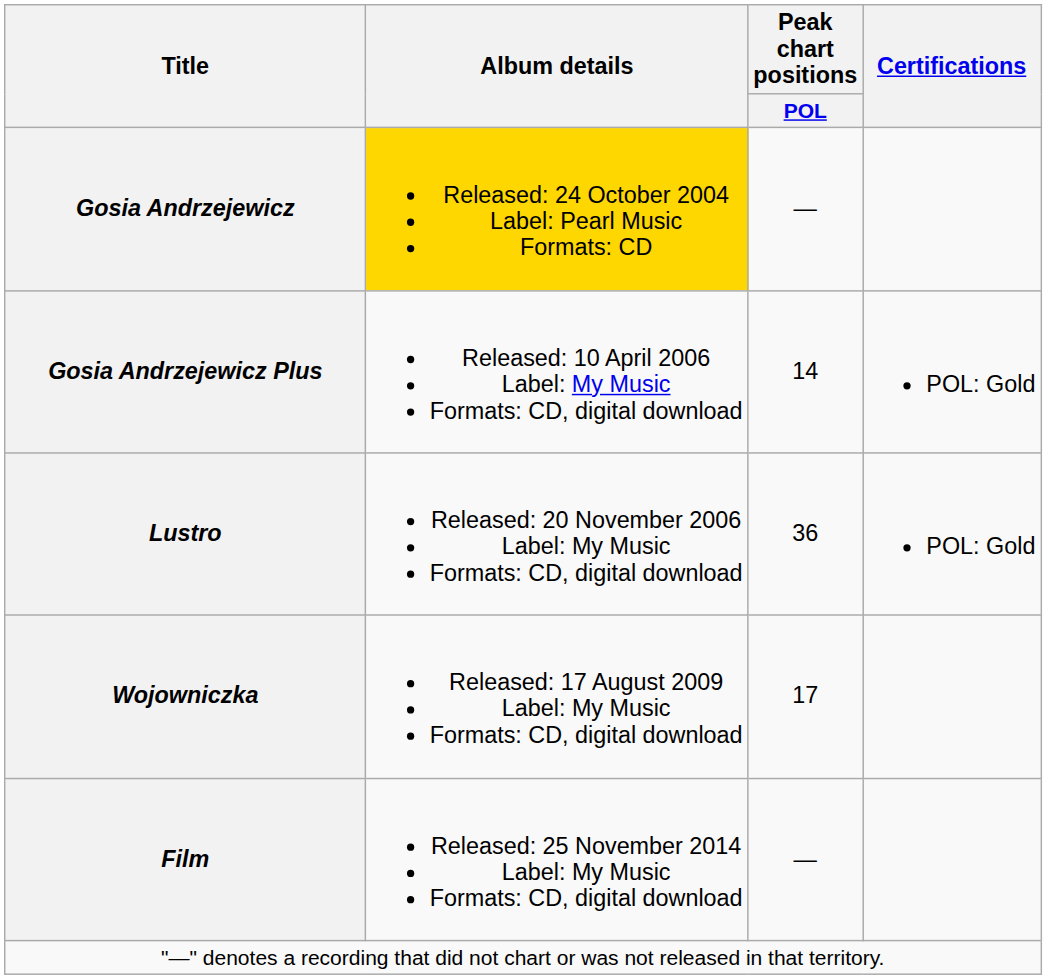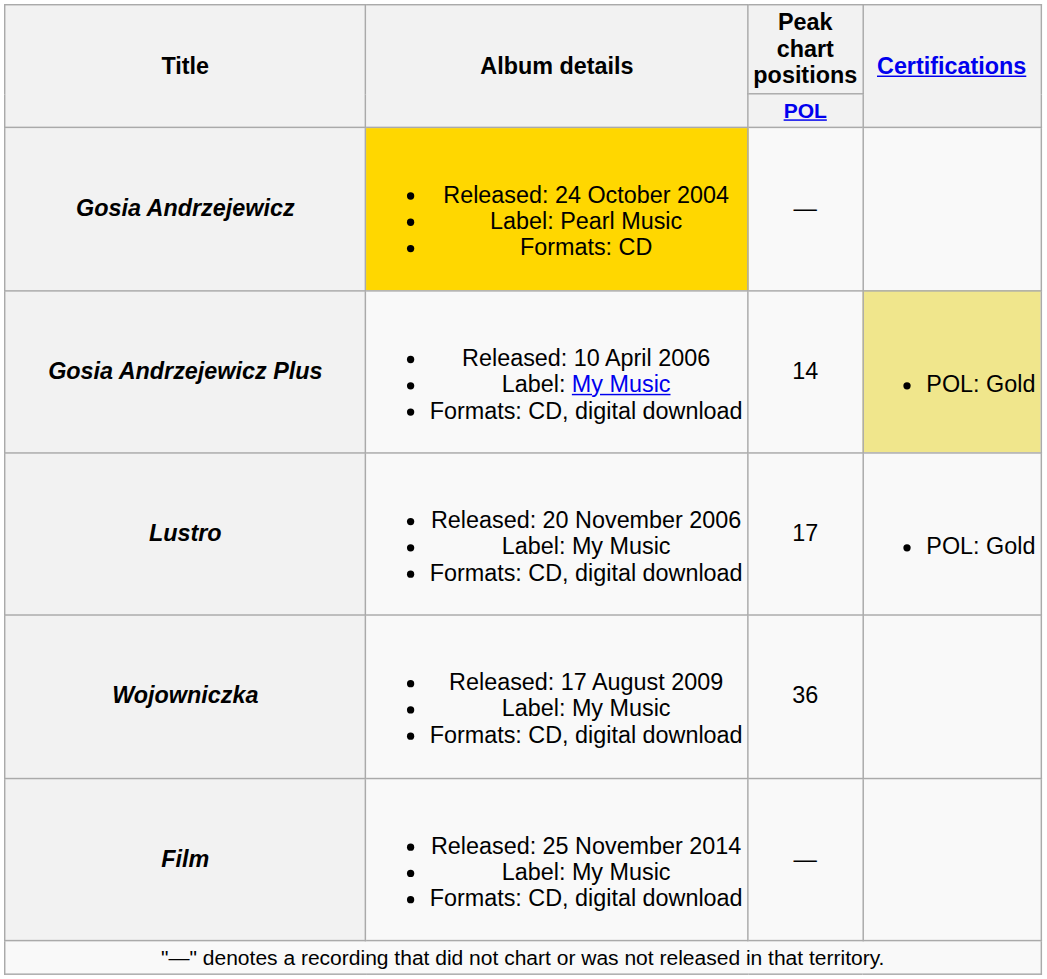(952, 385) no background -> (952, 385) khaki background
(805, 533) 36 -> (805, 533) 17
(805, 696) 17 -> (805, 696) 36
